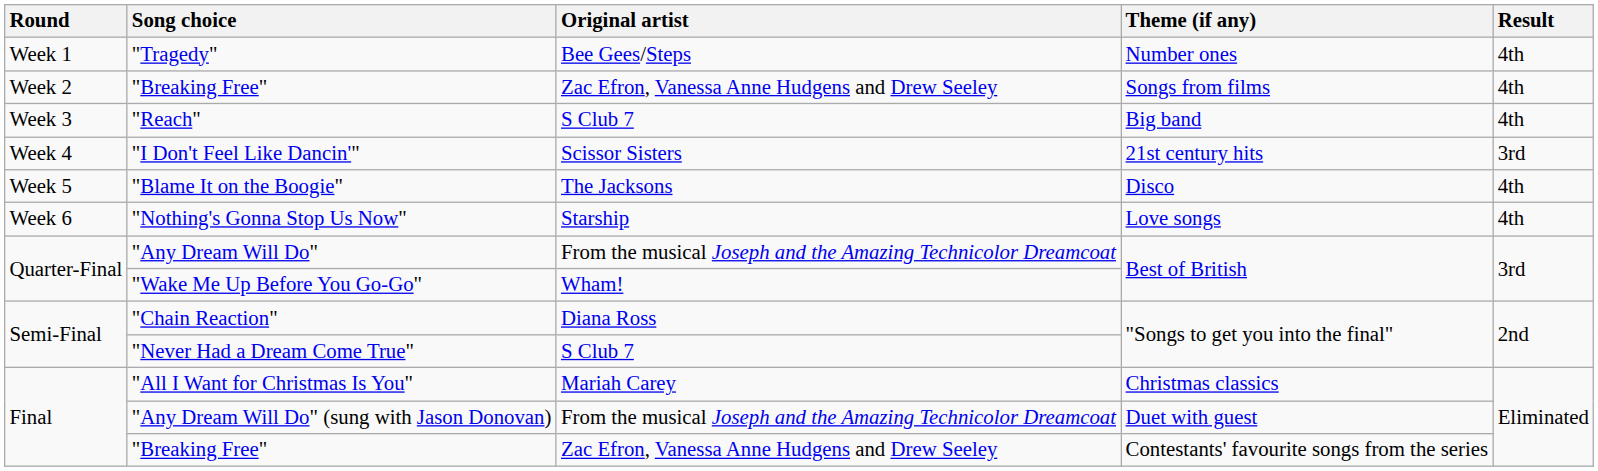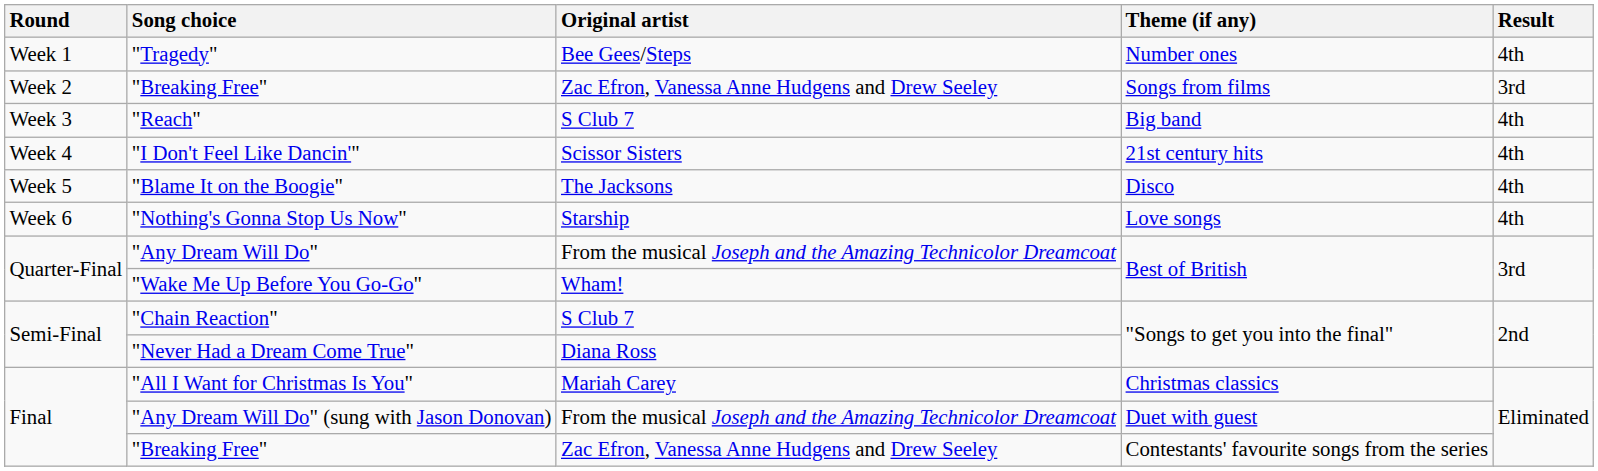(1511, 86) 4th -> (1512, 86) 3rd
(1512, 152) 3rd -> (1511, 152) 4th
(609, 317) Diana Ross -> (597, 317) S Club 7
(597, 350) S Club 7 -> (609, 350) Diana Ross
